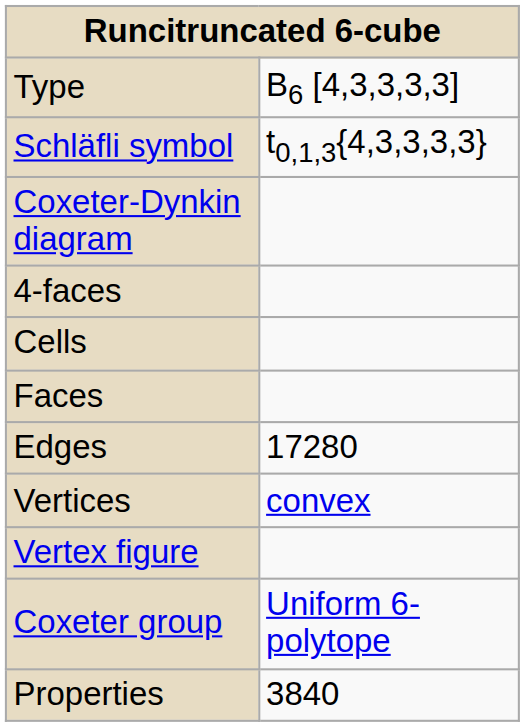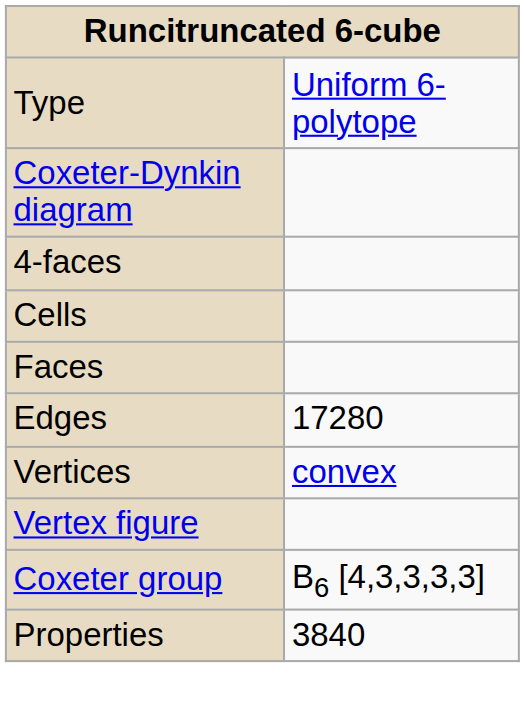(363, 88) B6 [4,3,3,3,3] -> (369, 102) Uniform 6-polytope
- row: (123, 145)
(343, 623) Uniform 6-polytope -> (388, 580) B6 [4,3,3,3,3]
